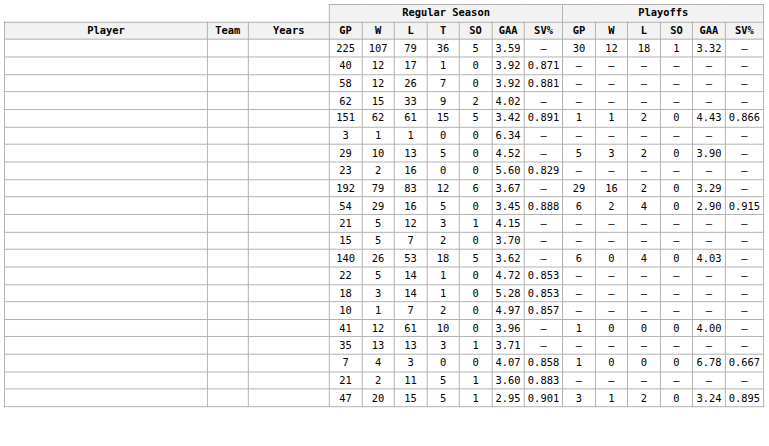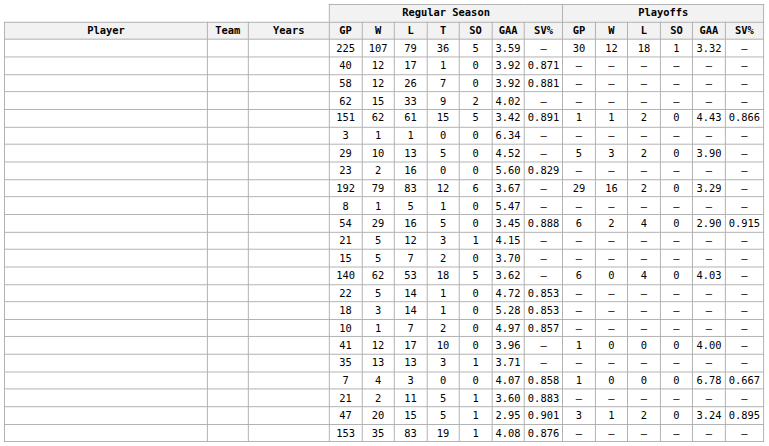+ row: (106, 205)
(378, 258) 26 -> (378, 275) 62
(411, 328) 61 -> (411, 345) 17
+ row: (106, 433)
